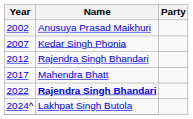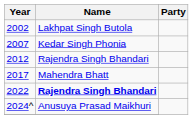(94, 28) Anusuya Prasad Maikhuri -> (85, 28) Lakhpat Singh Butola
(85, 106) Lakhpat Singh Butola -> (94, 106) Anusuya Prasad Maikhuri
